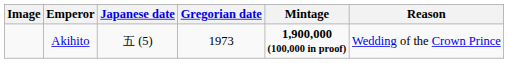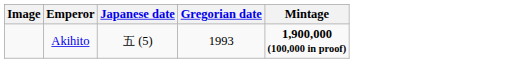- column: (426, 14)
(221, 41) 1973 -> (221, 41) 1993
